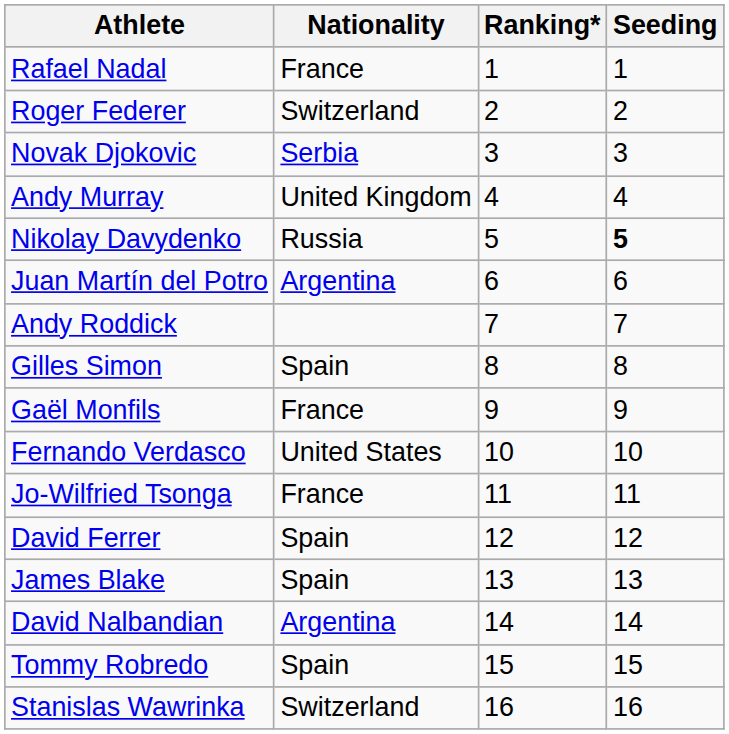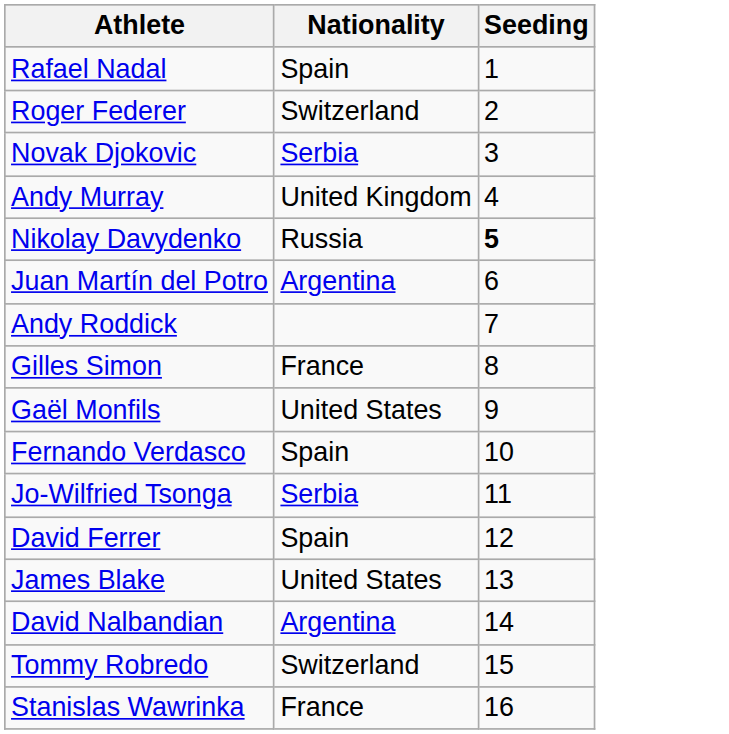- column: (542, 25)
(322, 68) France -> (315, 68) Spain
(315, 366) Spain -> (322, 366) France
(322, 409) France -> (361, 409) United States
(361, 452) United States -> (315, 452) Spain
(322, 494) France -> (319, 494) Serbia
(315, 580) Spain -> (361, 580) United States
(315, 665) Spain -> (350, 665) Switzerland
(350, 707) Switzerland -> (322, 707) France
